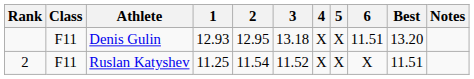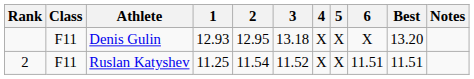(367, 39) 11.51 -> (367, 39) X
(367, 62) X -> (367, 62) 11.51
